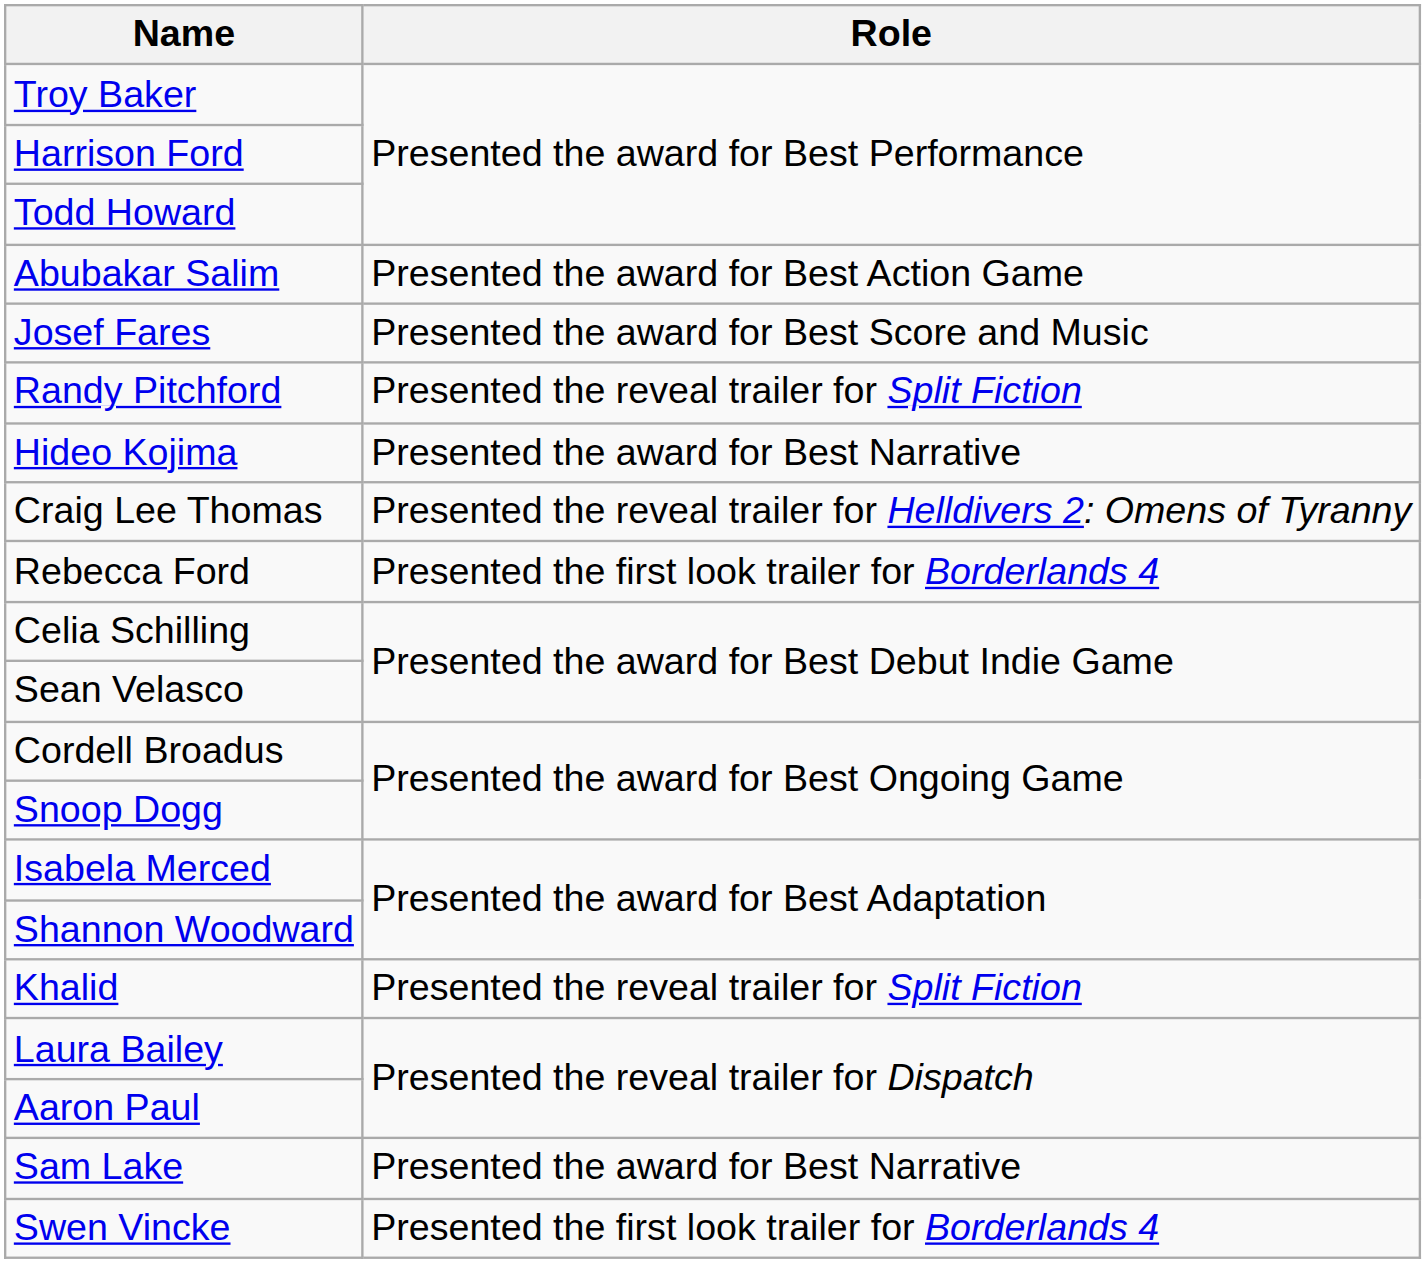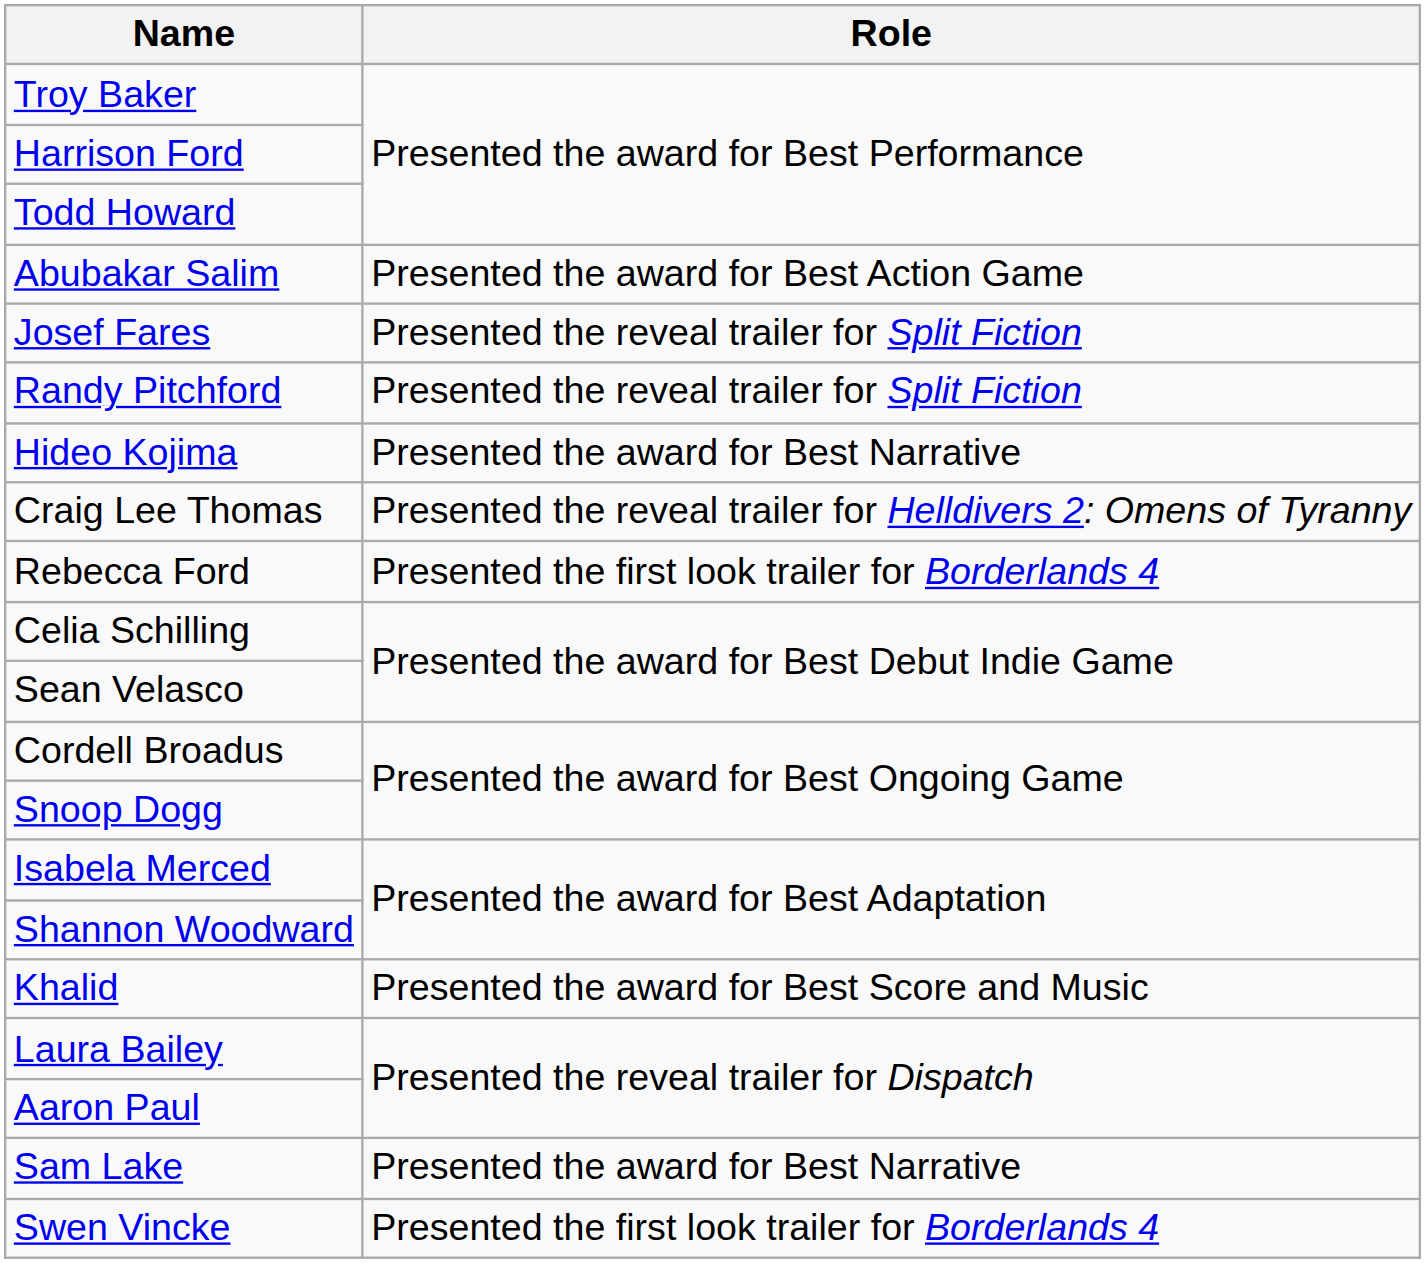(760, 332) Presented the award for Best Score and Music -> (727, 332) Presented the reveal trailer for Split Fiction
(727, 988) Presented the reveal trailer for Split Fiction -> (760, 988) Presented the award for Best Score and Music
